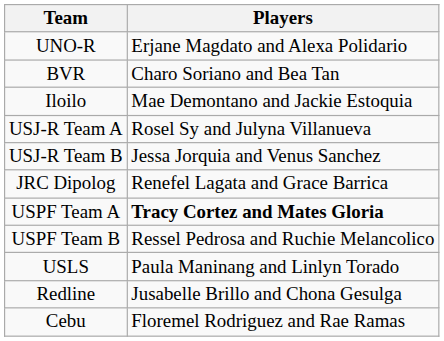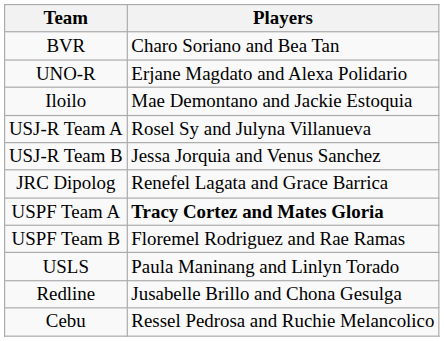rows swapped: (66, 73) <-> (66, 45)
(283, 238) Ressel Pedrosa and Ruchie Melancolico -> (268, 238) Floremel Rodriguez and Rae Ramas
(268, 321) Floremel Rodriguez and Rae Ramas -> (283, 321) Ressel Pedrosa and Ruchie Melancolico
